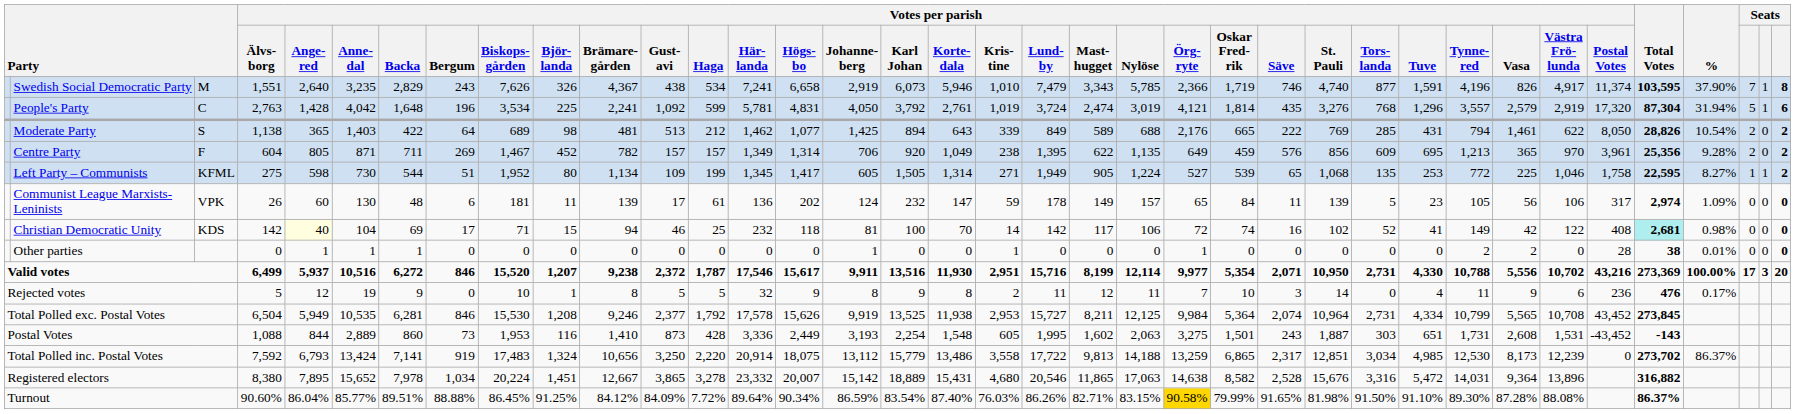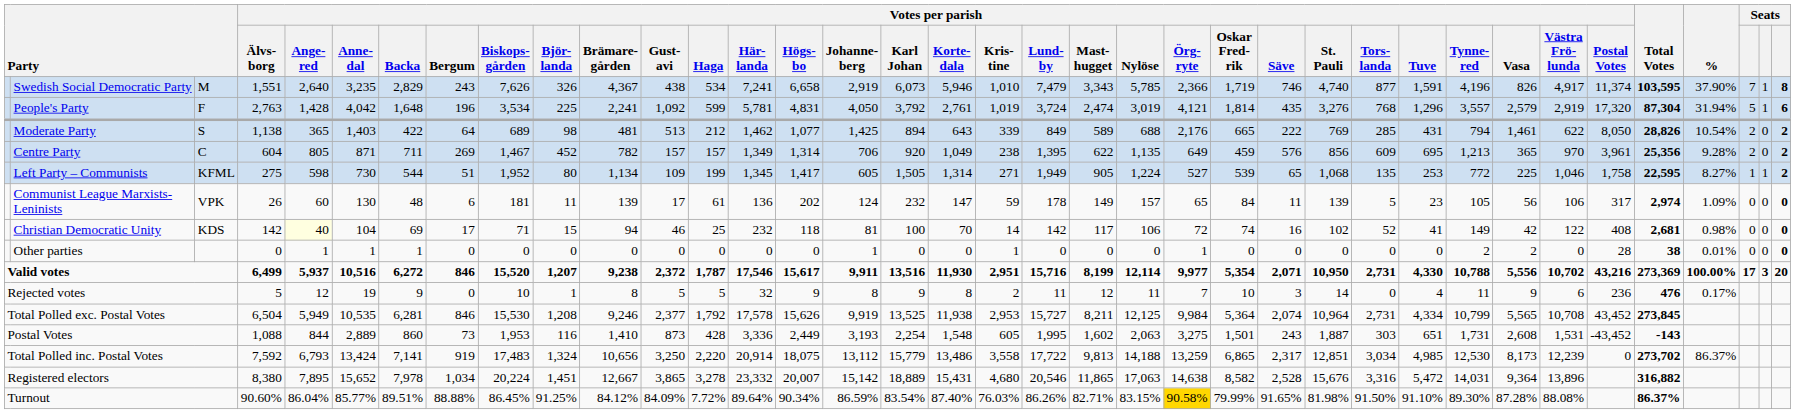(202, 108) C -> (202, 108) F
(202, 151) F -> (202, 151) C
(1665, 230) paleturquoise background -> (1665, 230) no background
